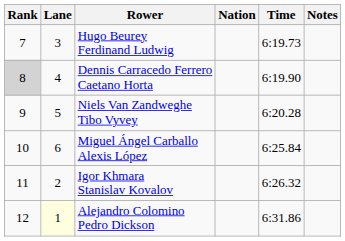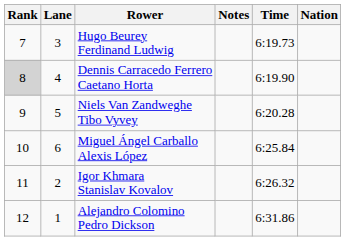columns swapped: (237, 14) <-> (322, 14)
(58, 218) lightyellow background -> (58, 218) no background
